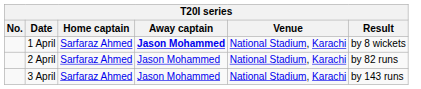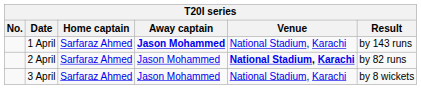(378, 44) by 8 wickets -> (386, 44) by 143 runs
(288, 60) normal -> (292, 60) bold
(377, 76) by 143 runs -> (387, 76) by 8 wickets
